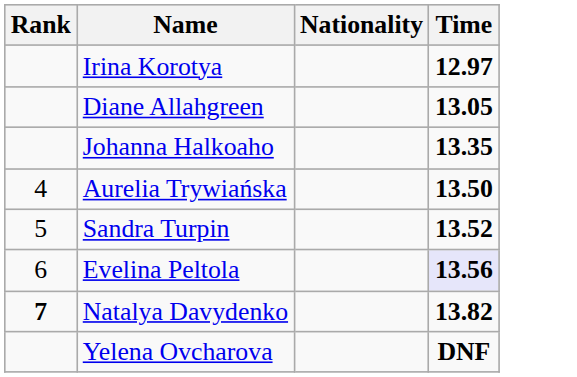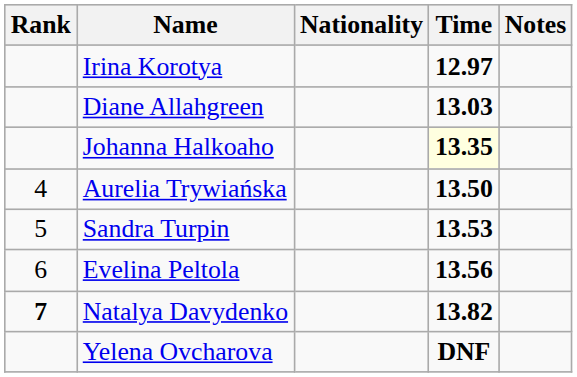+ column: (536, 24)
(464, 106) 13.05 -> (464, 106) 13.03
(464, 147) no background -> (464, 147) lightyellow background
(464, 229) 13.52 -> (464, 229) 13.53
(464, 270) lavender background -> (464, 270) no background
